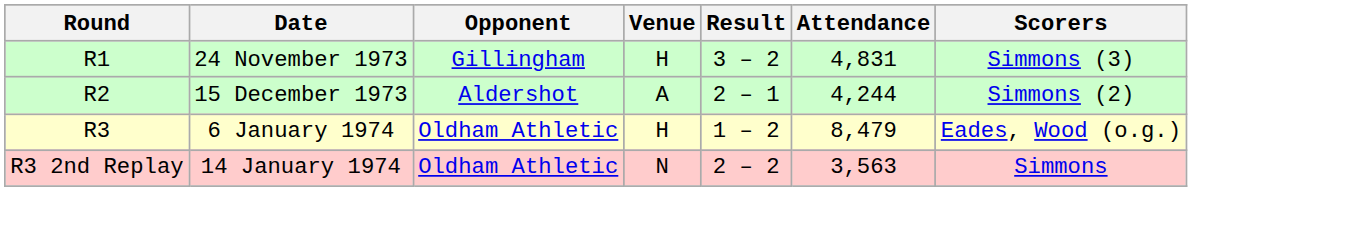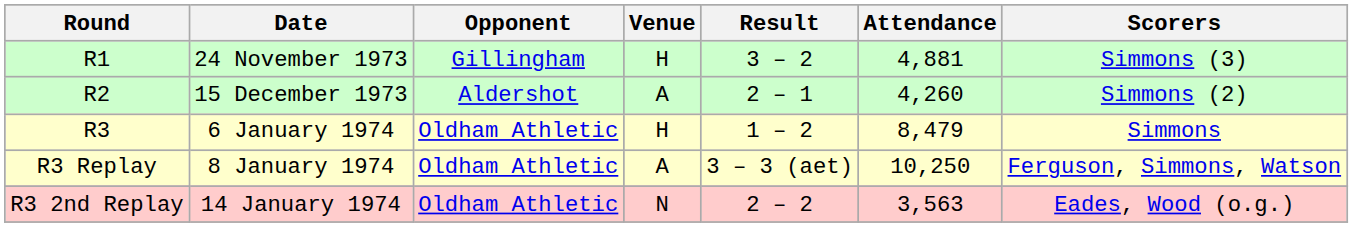(864, 59) 4,831 -> (930, 59) 4,881
(864, 95) 4,244 -> (930, 95) 4,260
(1061, 132) Eades, Wood (o.g.) -> (1174, 132) Simmons
+ row: (301, 168)
(1061, 168) Simmons -> (1174, 204) Eades, Wood (o.g.)
